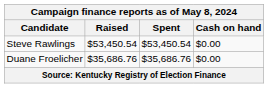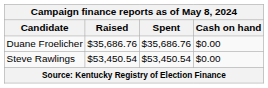rows swapped: (45, 59) <-> (41, 43)
